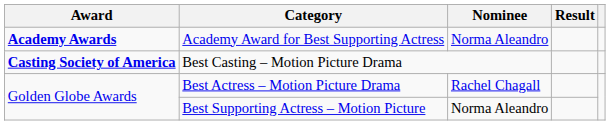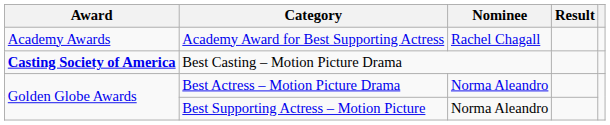(62, 39) bold -> (59, 39) normal
(500, 39) Norma Aleandro -> (496, 39) Rachel Chagall
(496, 85) Rachel Chagall -> (500, 85) Norma Aleandro
